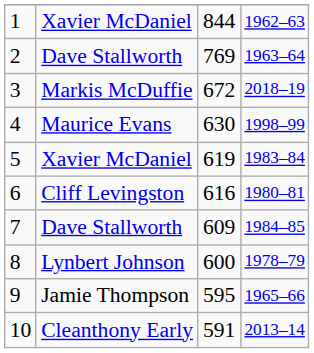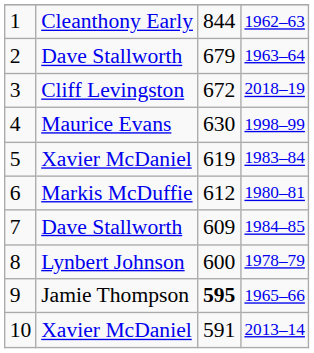(116, 21) Xavier McDaniel -> (117, 21) Cleanthony Early
(219, 55) 769 -> (219, 55) 679
(117, 90) Markis McDuffie -> (113, 90) Cliff Levingston
(113, 192) Cliff Levingston -> (117, 192) Markis McDuffie
(219, 192) 616 -> (219, 192) 612
(219, 295) normal -> (219, 295) bold
(117, 329) Cleanthony Early -> (116, 329) Xavier McDaniel
